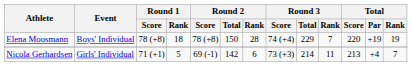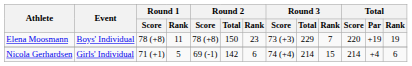(178, 40) 18 -> (178, 40) 11
(254, 40) 28 -> (254, 40) 23
(281, 40) 74 (+4) -> (281, 40) 73 (+3)
(281, 54) 73 (+3) -> (281, 54) 74 (+4)
(330, 54) 11 -> (330, 54) 15
(354, 54) 213 -> (354, 54) 214
(395, 54) 7 -> (395, 54) 6
